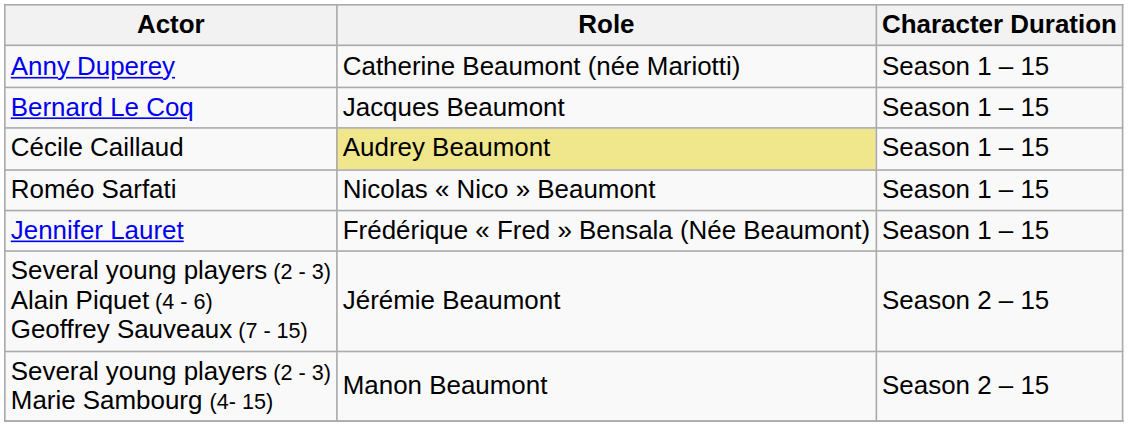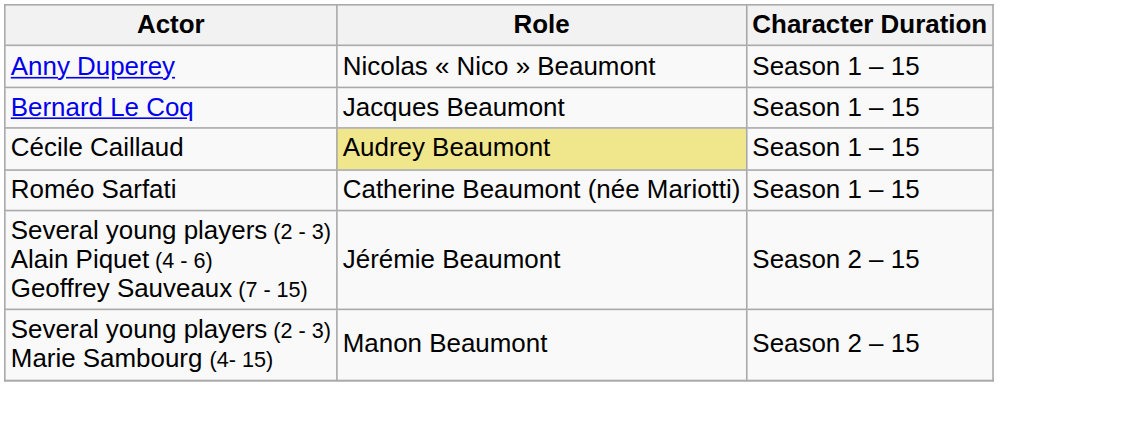(542, 66) Catherine Beaumont (née Mariotti) -> (499, 66) Nicolas « Nico » Beaumont
(499, 189) Nicolas « Nico » Beaumont -> (542, 189) Catherine Beaumont (née Mariotti)
- row: (97, 230)
